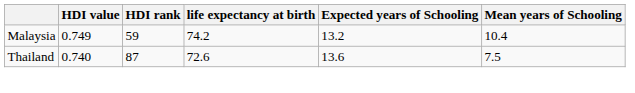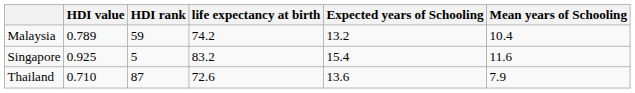(76, 35) 0.749 -> (81, 35) 0.789
+ row: (34, 56)
(76, 56) 0.740 -> (81, 77) 0.710
(493, 56) 7.5 -> (498, 77) 7.9
